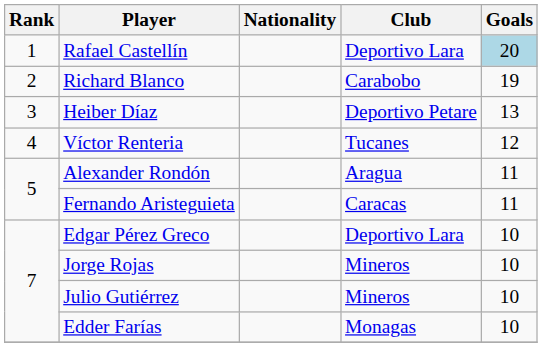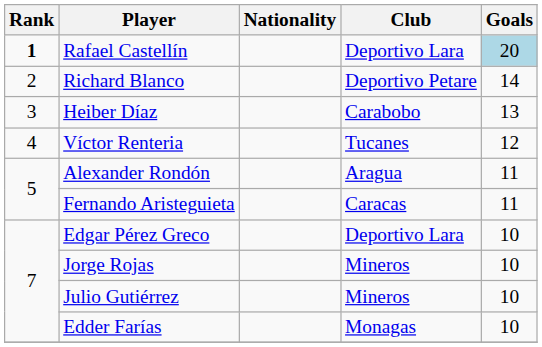(32, 50) normal -> (32, 50) bold
(383, 81) Carabobo -> (411, 81) Deportivo Petare
(509, 81) 19 -> (509, 81) 14
(411, 111) Deportivo Petare -> (383, 111) Carabobo
